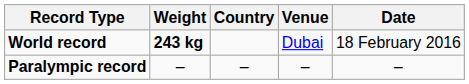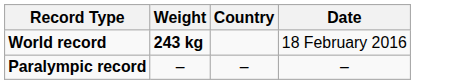- column: (305, 17)
